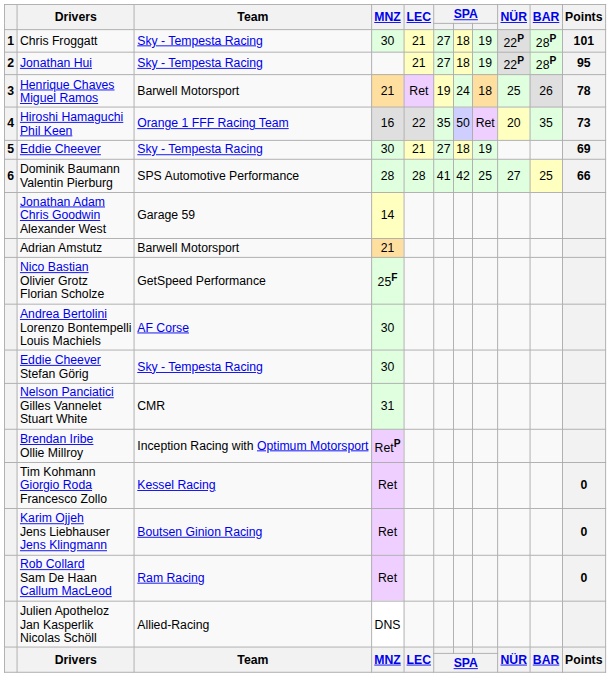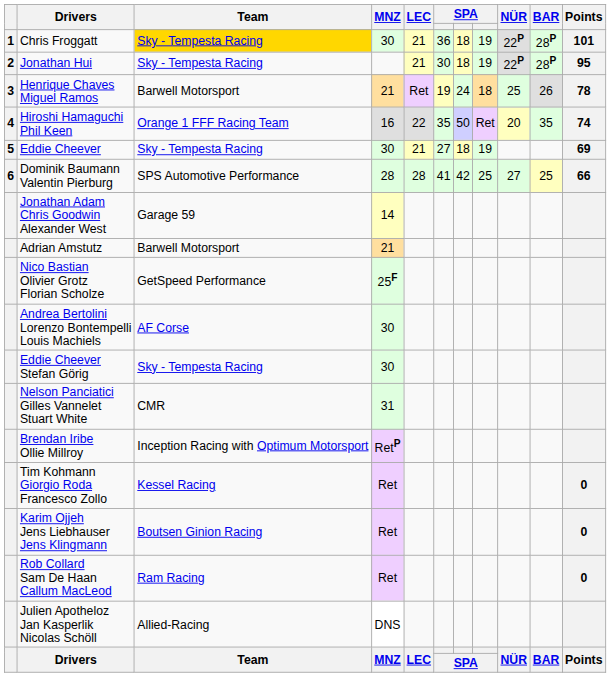(200, 40) no background -> (200, 40) gold background
(444, 40) 27 -> (444, 40) 36
(444, 63) 27 -> (444, 63) 30
(584, 123) 73 -> (584, 123) 74
